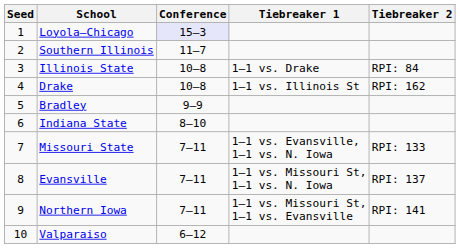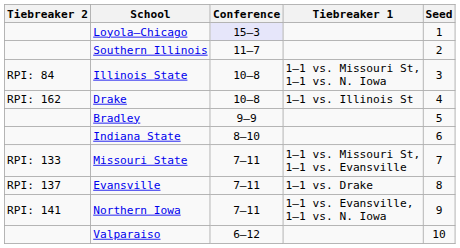columns swapped: (21, 14) <-> (412, 14)
(275, 68) 1–1 vs. Drake -> (353, 75) 1–1 vs. Missouri St, 1–1 vs. N. Iowa
(296, 148) 1–1 vs. Evansville, 1–1 vs. N. Iowa -> (353, 160) 1–1 vs. Missouri St, 1–1 vs. Evansville
(299, 179) 1–1 vs. Missouri St, 1–1 vs. N. Iowa -> (329, 185) 1–1 vs. Drake
(299, 210) 1–1 vs. Missouri St, 1–1 vs. Evansville -> (350, 210) 1–1 vs. Evansville, 1–1 vs. N. Iowa
